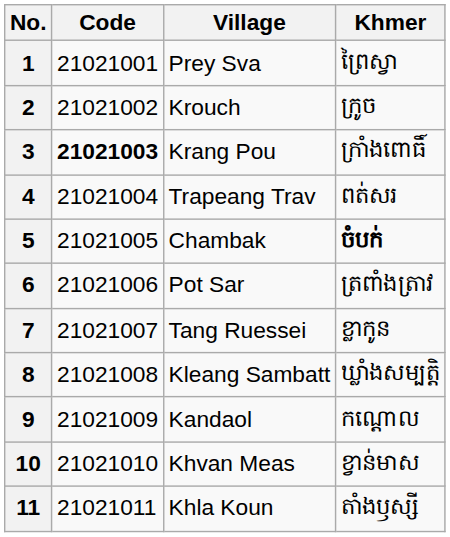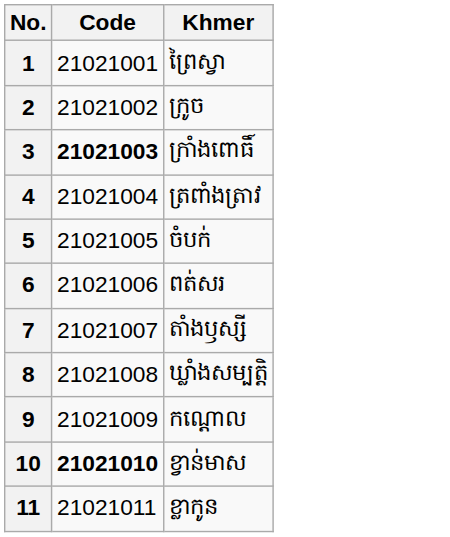- column: (249, 22)
(369, 195) ពត់សរ -> (215, 195) ត្រពាំងត្រាវ
(362, 239) bold -> (190, 239) normal
(387, 284) ត្រពាំងត្រាវ -> (197, 284) ពត់សរ
(366, 328) ខ្លាកូន -> (208, 328) តាំងឫស្សី
(108, 463) normal -> (108, 463) bold
(380, 506) តាំងឫស្សី -> (193, 506) ខ្លាកូន
